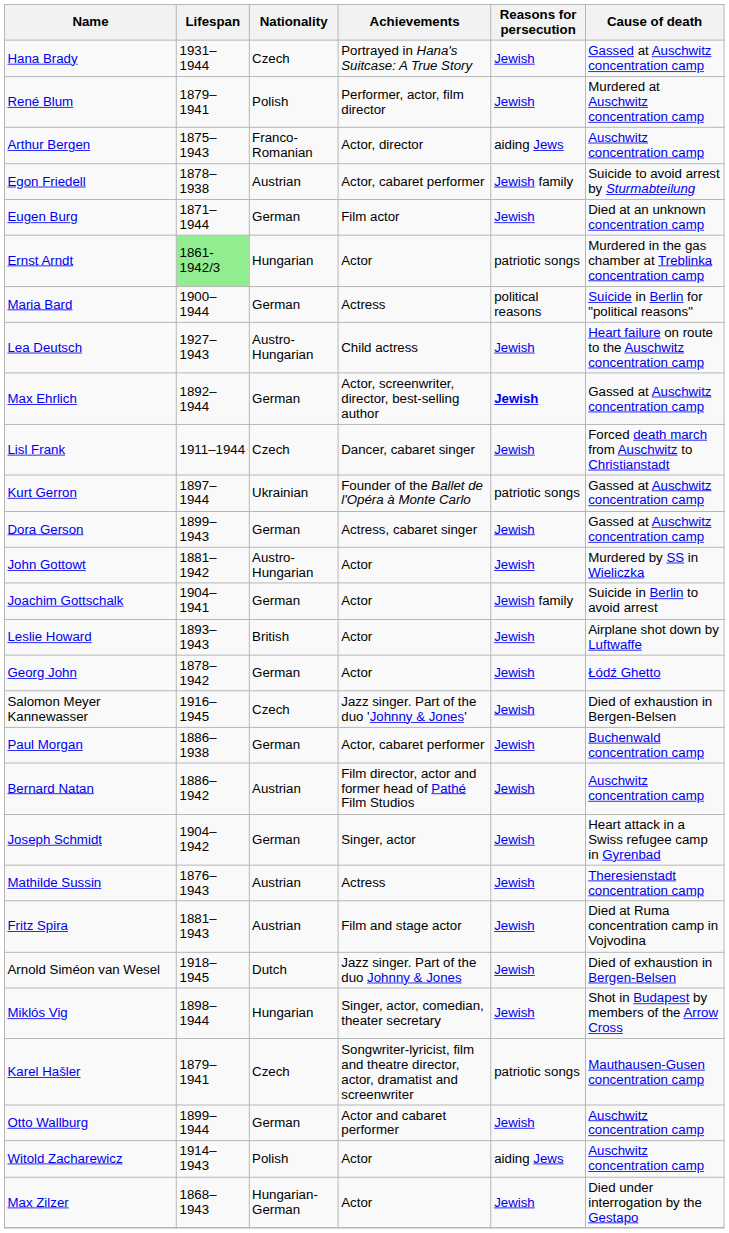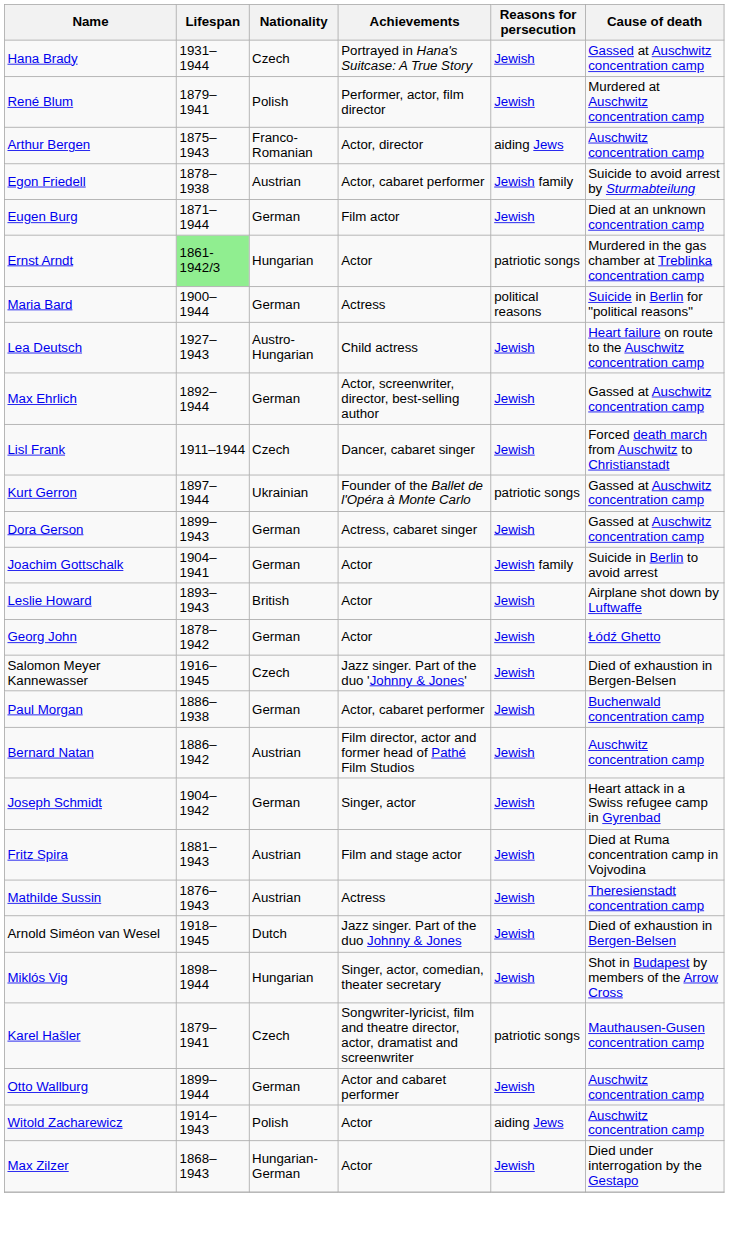(516, 398) bold -> (514, 398) normal
- row: (47, 565)
rows swapped: (38, 926) <-> (54, 883)
